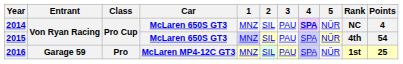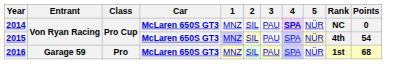(382, 25) 4 -> (366, 25) 0
(188, 52) McLaren MP4-12C GT3 -> (180, 52) McLaren 650S GT3
(382, 52) 25 -> (366, 52) 68
